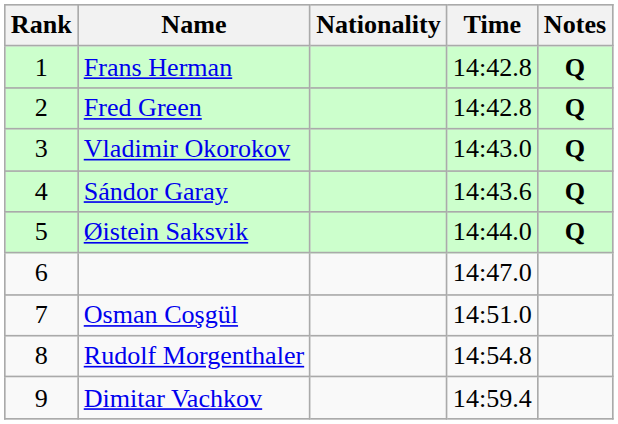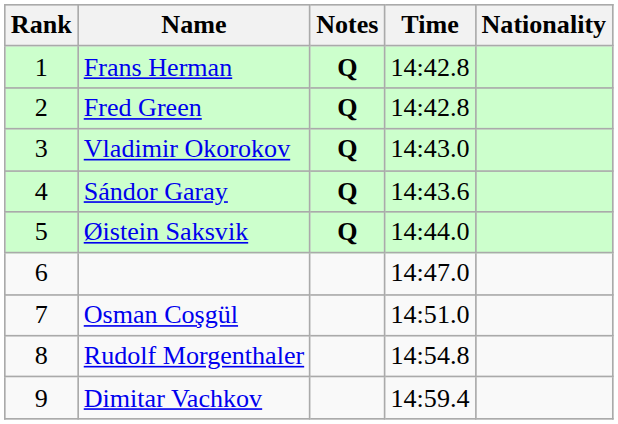columns swapped: (379, 25) <-> (575, 25)
